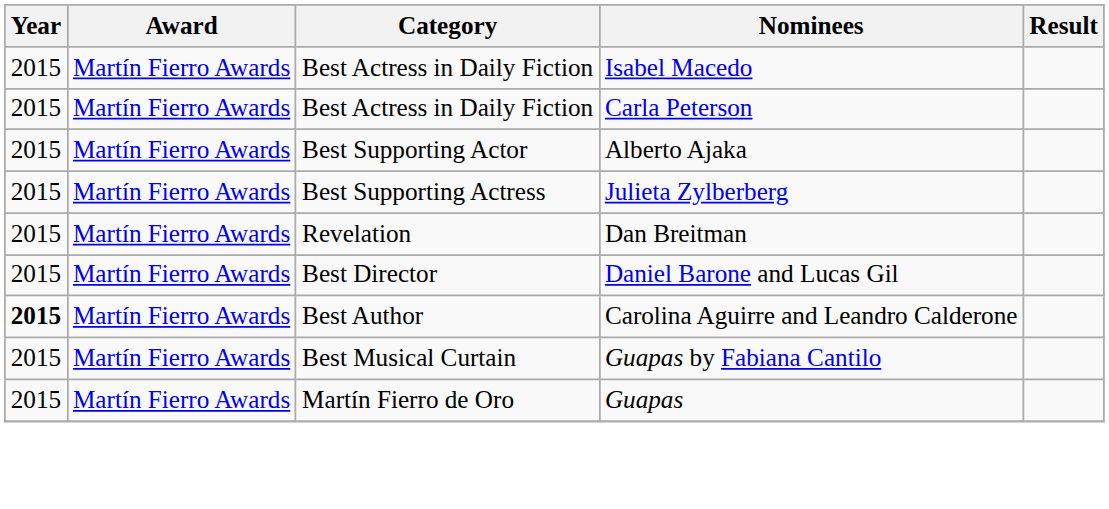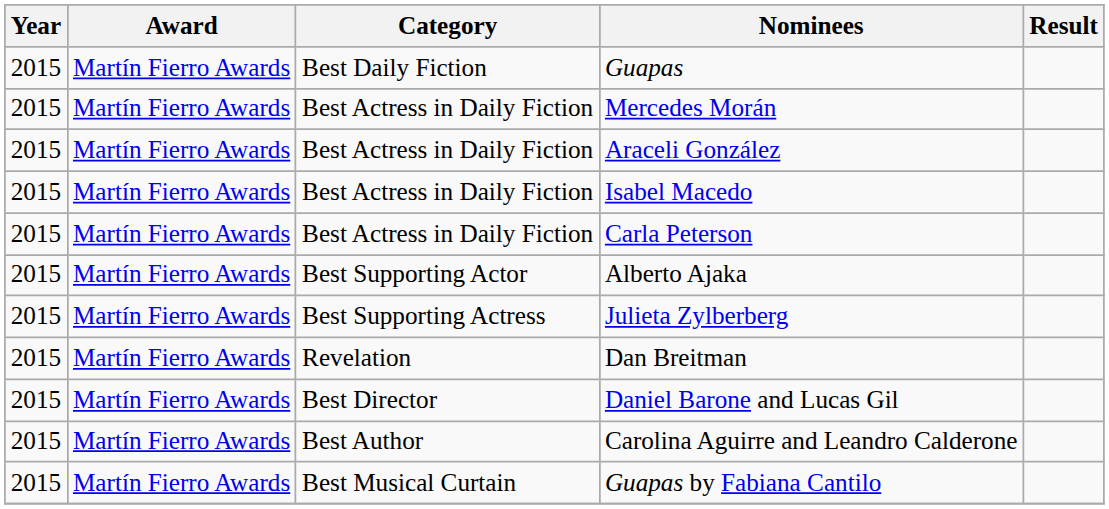+ row: (394, 67)
+ row: (448, 108)
+ row: (448, 150)
(36, 316) bold -> (36, 441) normal
- row: (408, 399)
